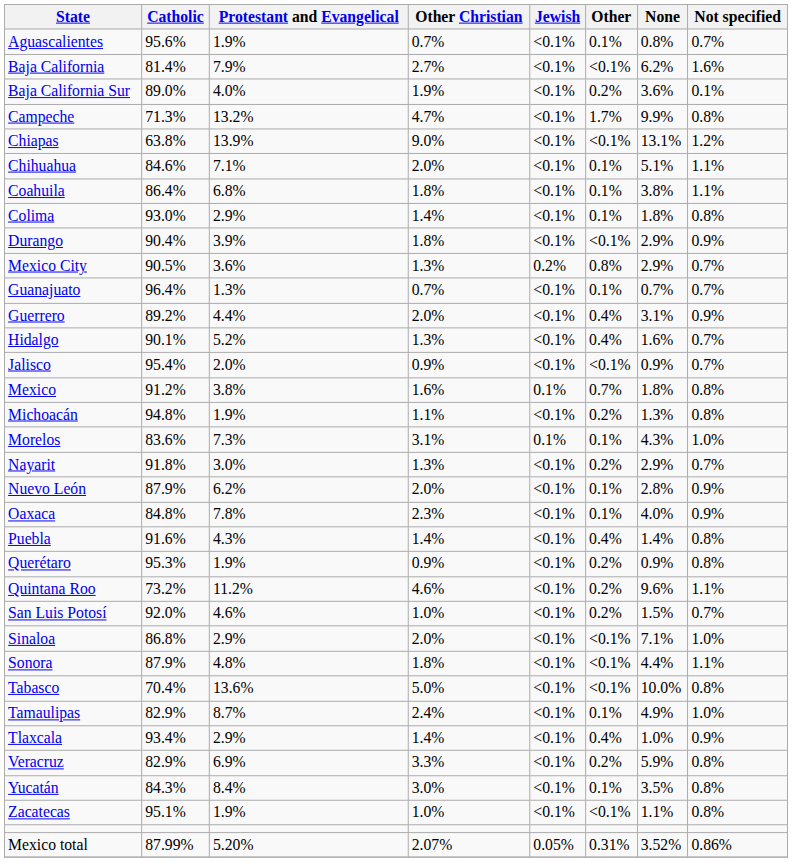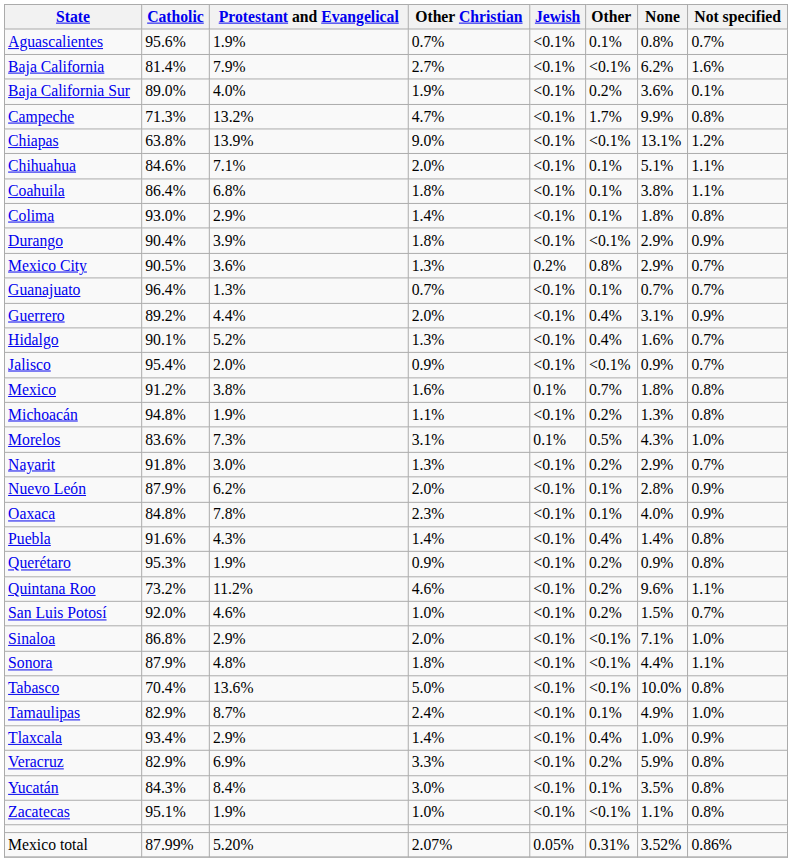(605, 439) 0.1% -> (605, 439) 0.5%
